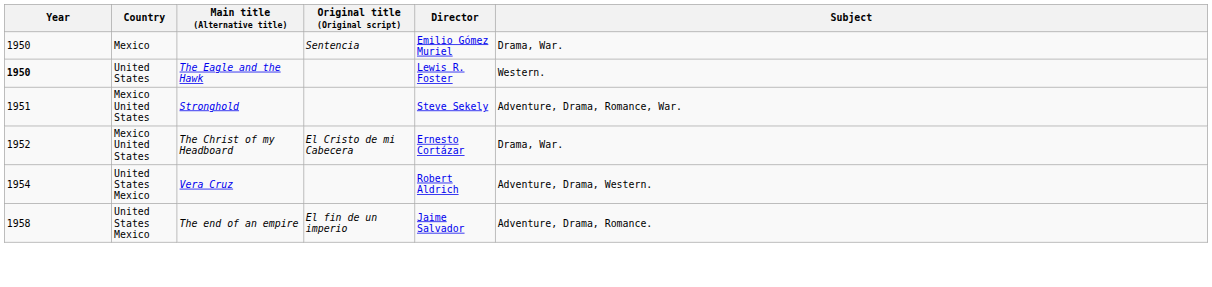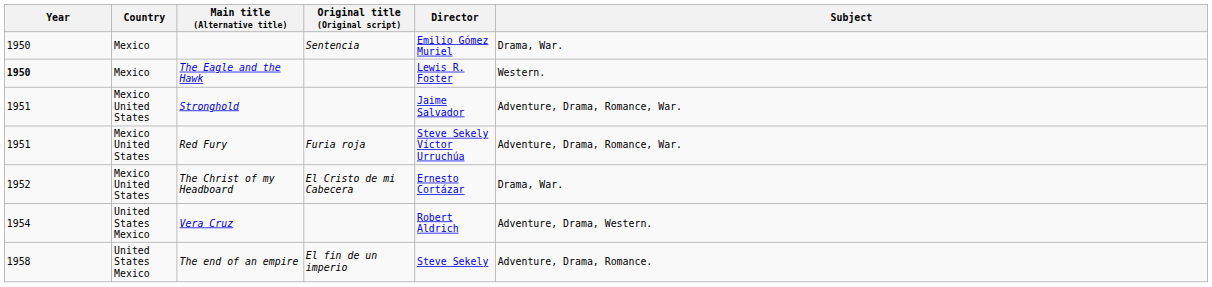(132, 73) United States -> (132, 73) Mexico
(453, 106) Steve Sekely -> (441, 106) Jaime Salvador
+ row: (203, 145)
(441, 223) Jaime Salvador -> (453, 262) Steve Sekely
